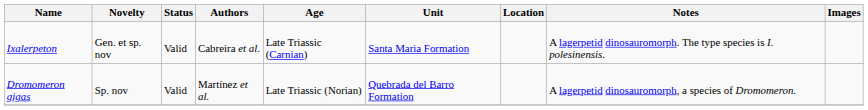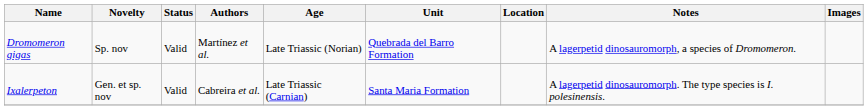rows swapped: (36, 90) <-> (32, 48)
